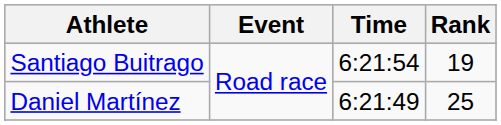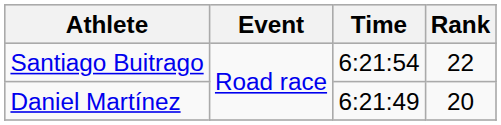(460, 63) 19 -> (460, 63) 22
(460, 101) 25 -> (460, 101) 20
